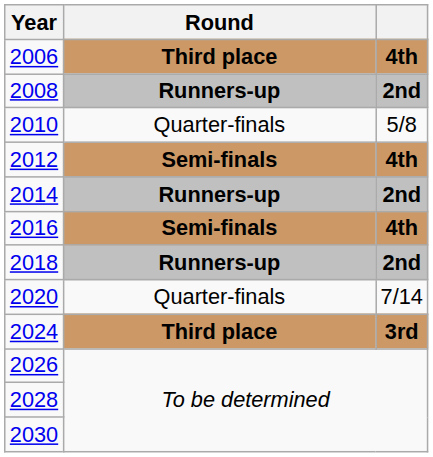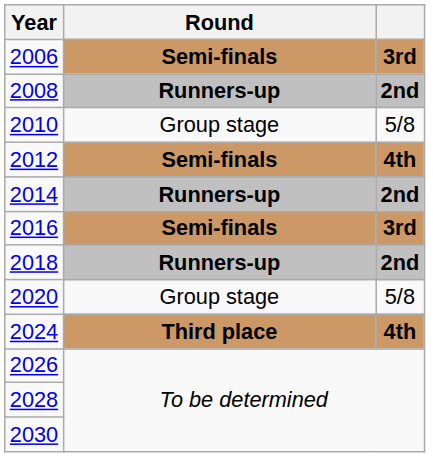(219, 57) Third place -> (219, 57) Semi-finals
(402, 57) 4th -> (400, 57) 3rd
(219, 125) Quarter-finals -> (219, 125) Group stage
(402, 228) 4th -> (400, 228) 3rd
(219, 297) Quarter-finals -> (219, 297) Group stage
(402, 297) 7/14 -> (400, 297) 5/8
(402, 331) 3rd -> (400, 331) 4th
